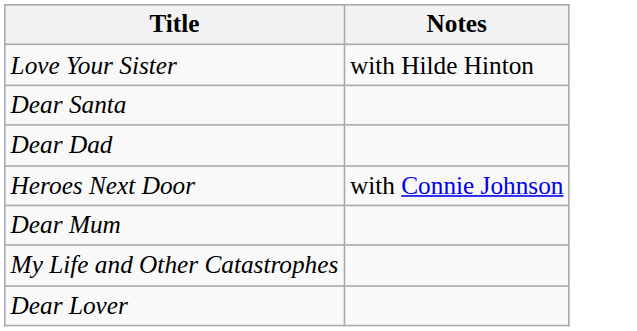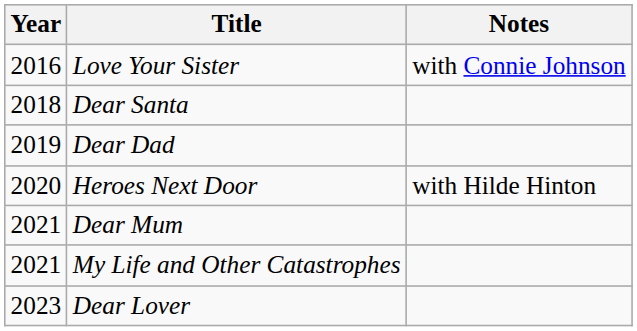+ column: (36, 24)
(442, 64) with Hilde Hinton -> (519, 64) with Connie Johnson
(457, 184) with Connie Johnson -> (504, 184) with Hilde Hinton
